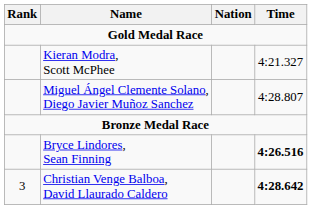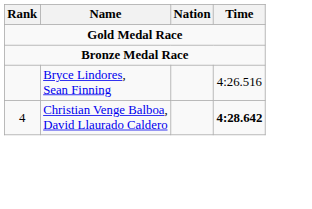- row: (81, 62)
- row: (126, 97)
(281, 152) bold -> (239, 82) normal
(22, 186) 3 -> (22, 117) 4
